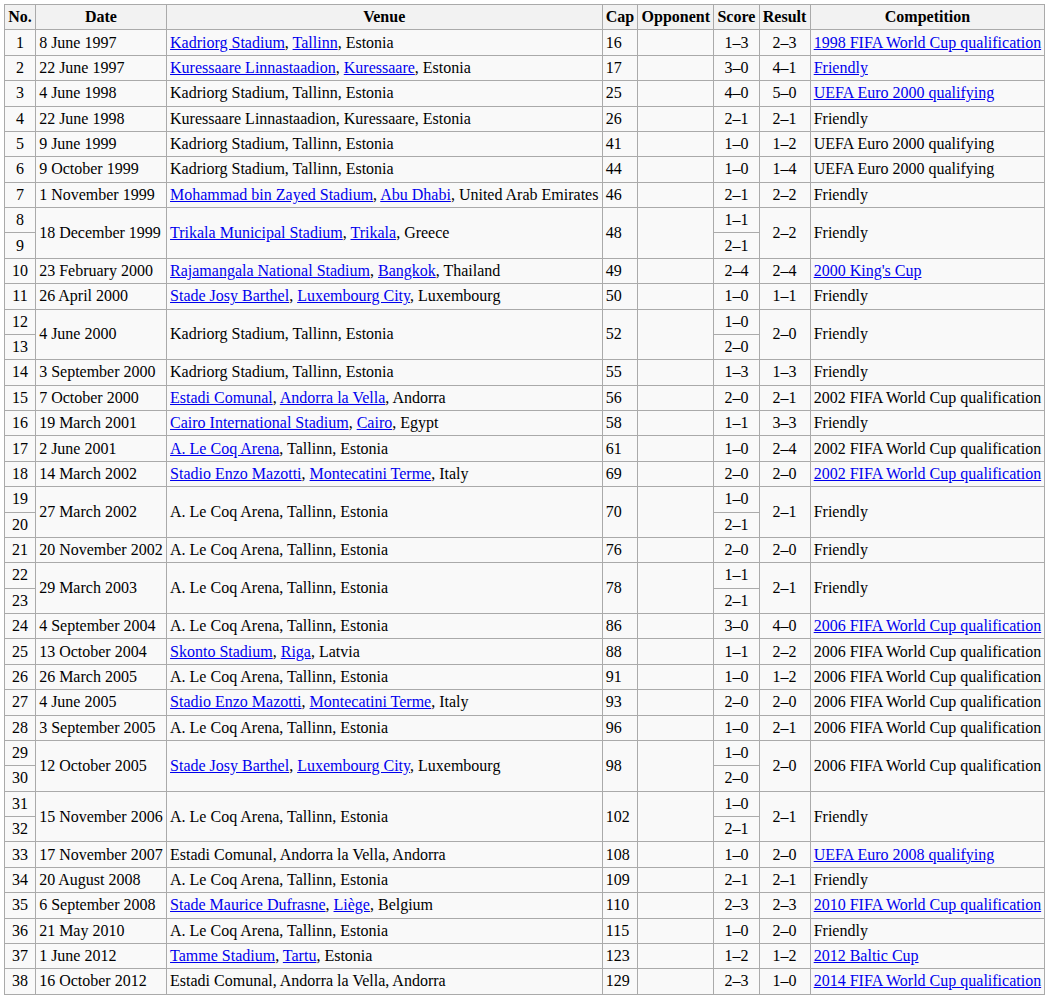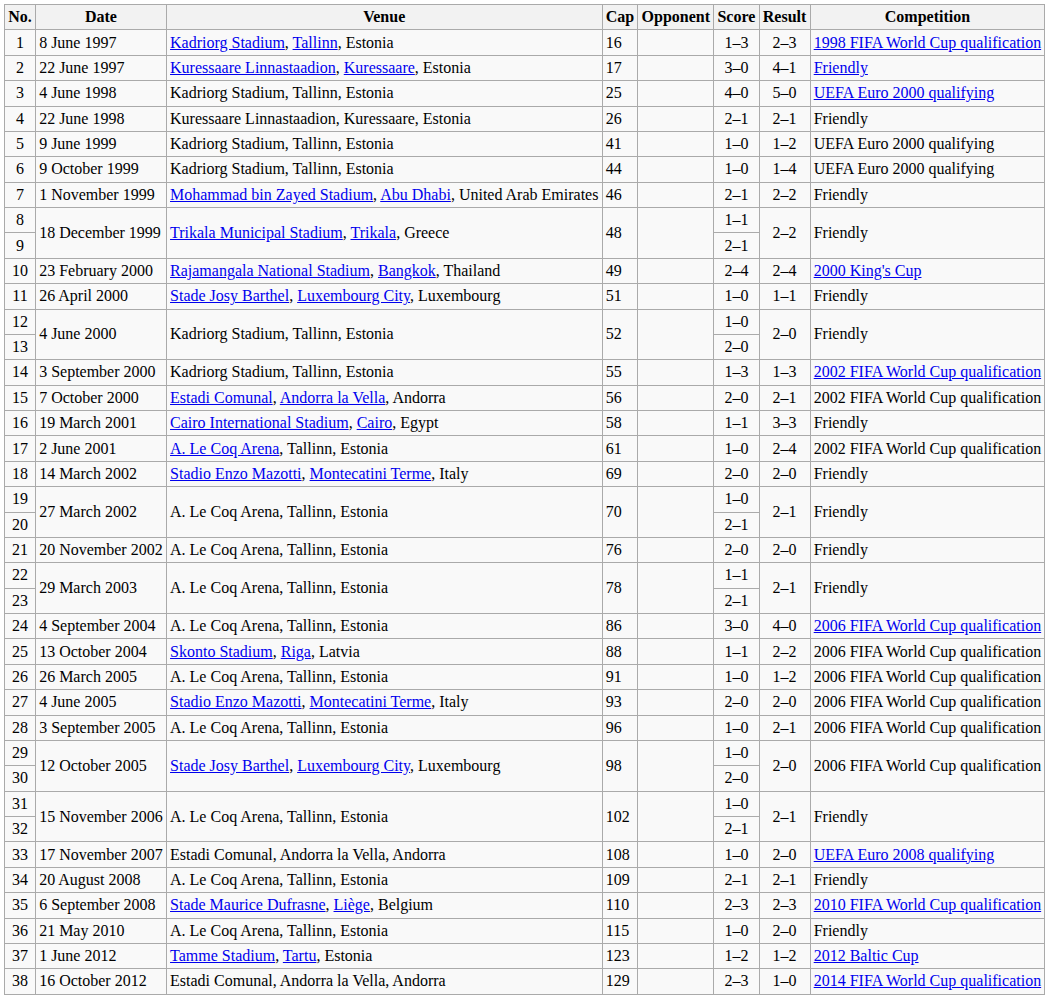(614, 296) 50 -> (614, 296) 51
(841, 372) Friendly -> (927, 372) 2002 FIFA World Cup qualification
(927, 473) 2002 FIFA World Cup qualification -> (841, 473) Friendly
